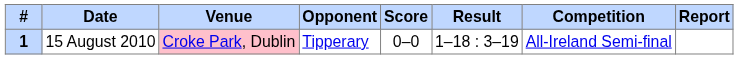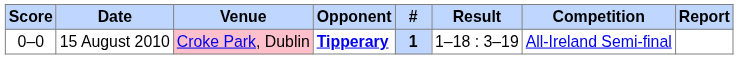columns swapped: (24, 16) <-> (406, 16)
(335, 41) normal -> (353, 41) bold
